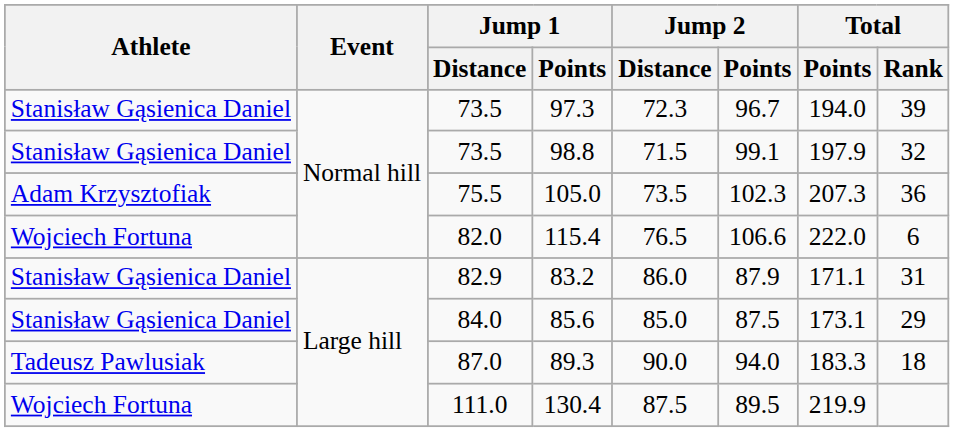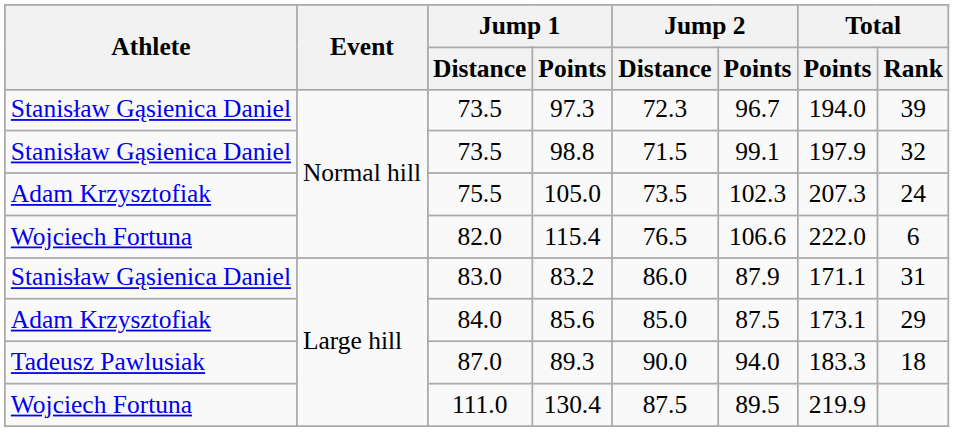(913, 194) 36 -> (913, 194) 24
(480, 278) 82.9 -> (480, 278) 83.0
(151, 320) Stanisław Gąsienica Daniel -> (111, 320) Adam Krzysztofiak
